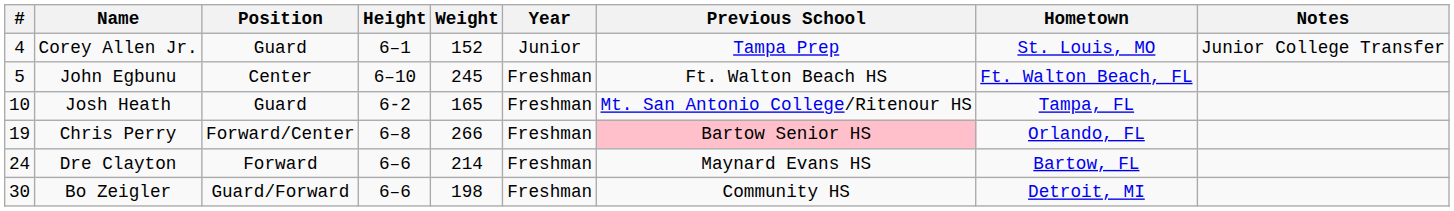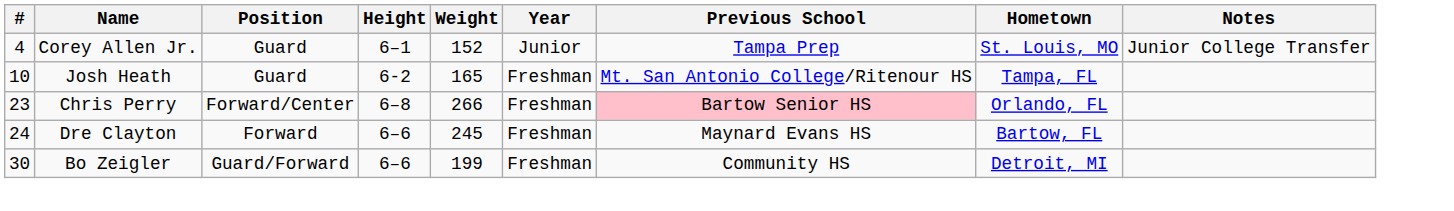- row: (118, 77)
(20, 134) 19 -> (20, 106) 23
(467, 163) 214 -> (467, 134) 245
(467, 192) 198 -> (467, 163) 199
